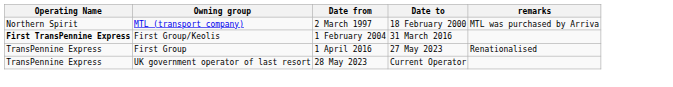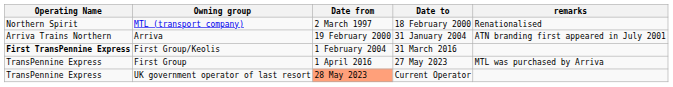(535, 24) MTL was purchased by Arriva -> (508, 24) Renationalised
+ row: (148, 37)
(504, 50) Renationalised -> (539, 62) MTL was purchased by Arriva
(341, 62) no background -> (341, 75) lightsalmon background
